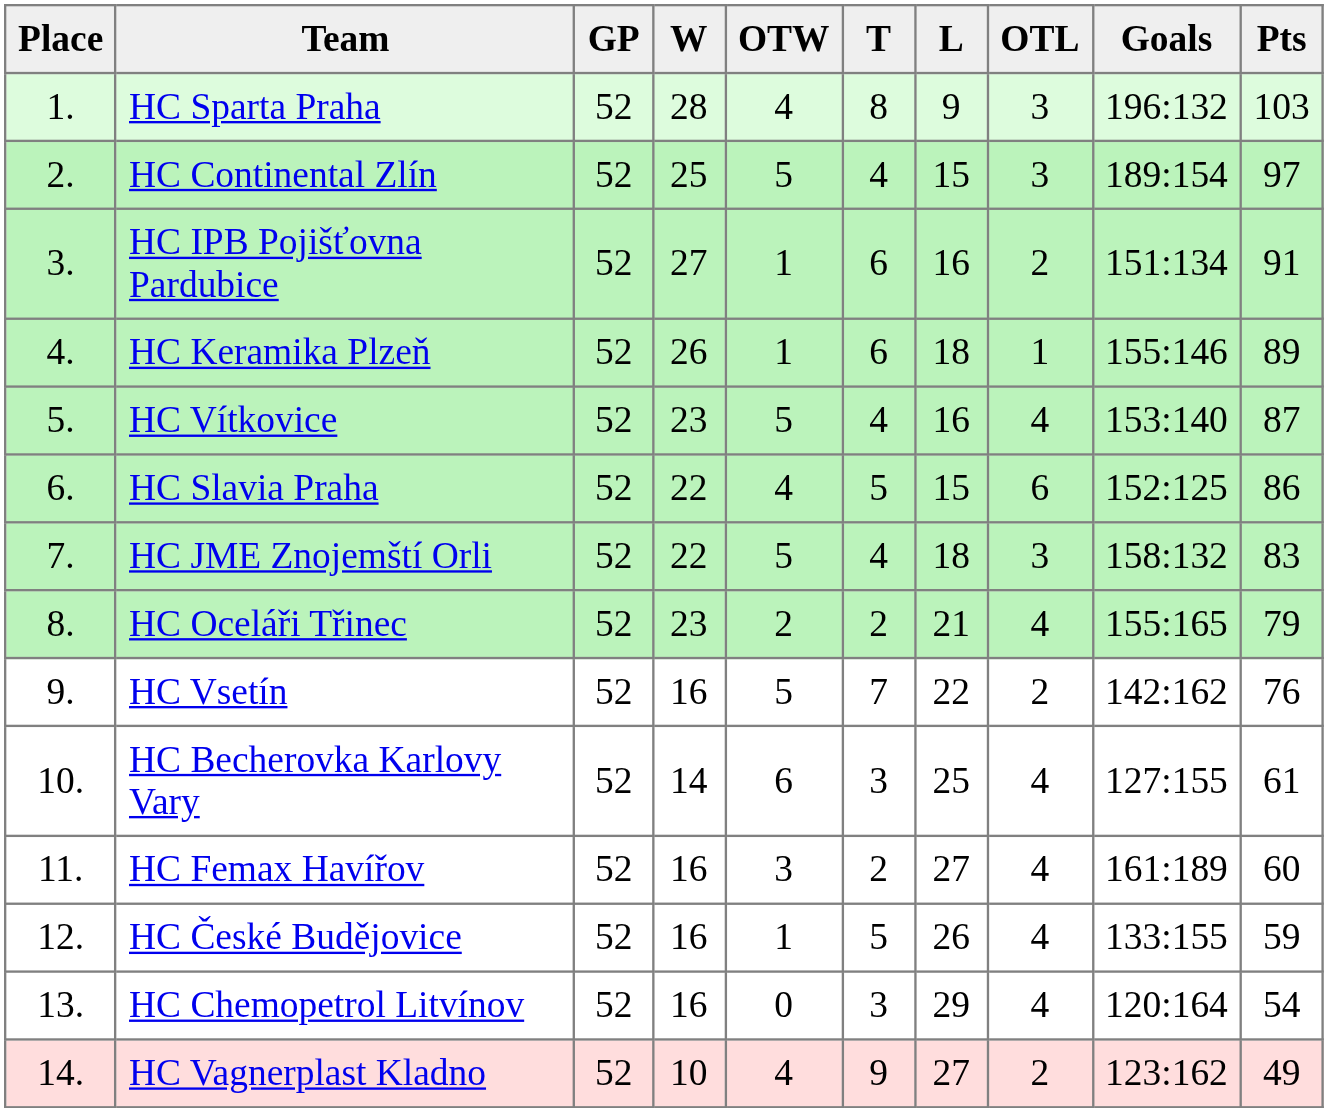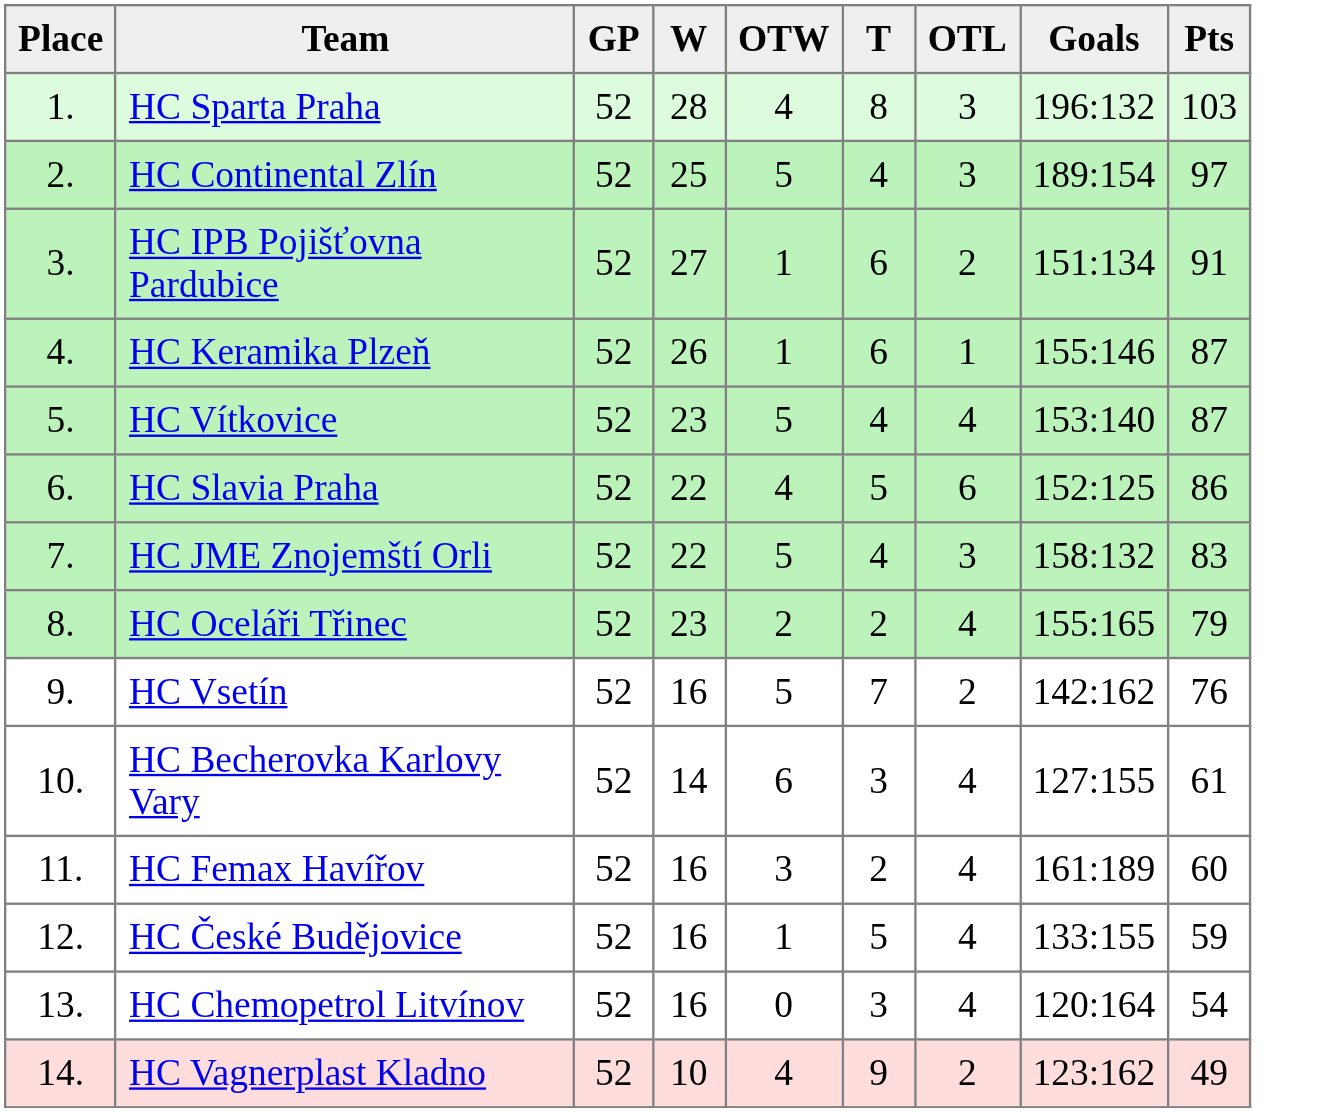- column: (951, 38)
(1282, 351) 89 -> (1209, 351) 87
